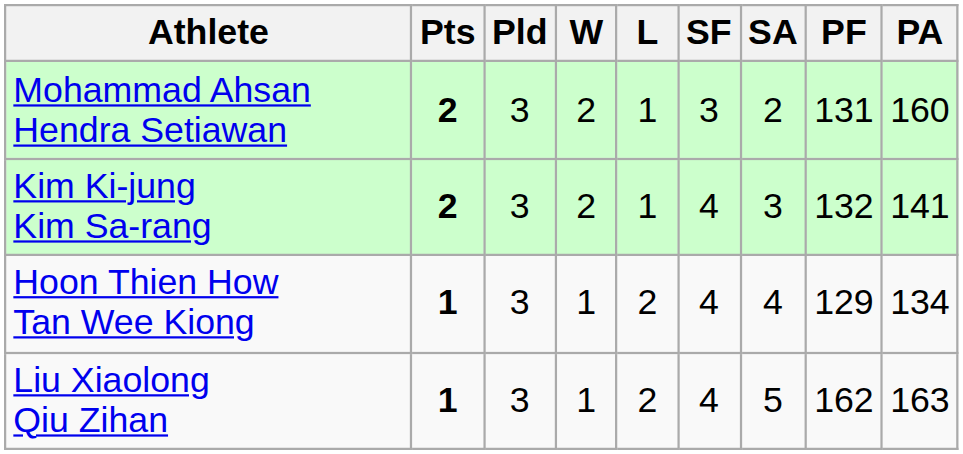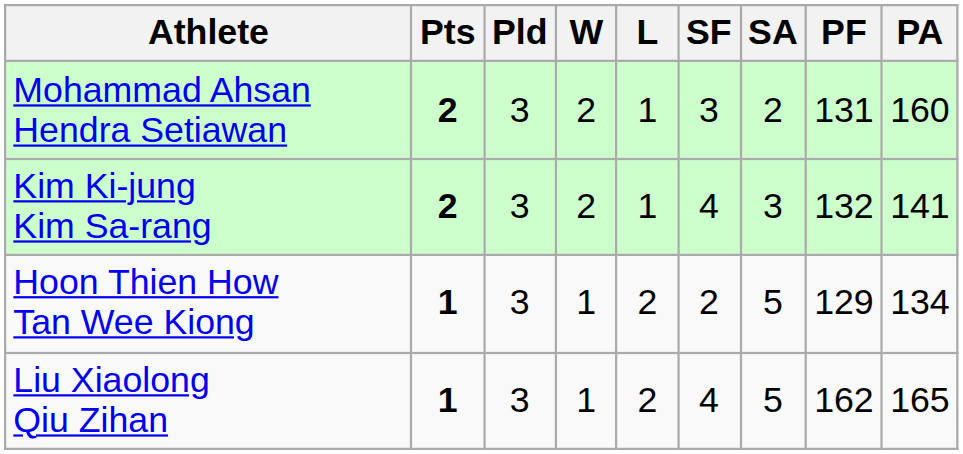(709, 302) 4 -> (709, 302) 2
(773, 302) 4 -> (773, 302) 5
(920, 399) 163 -> (920, 399) 165
